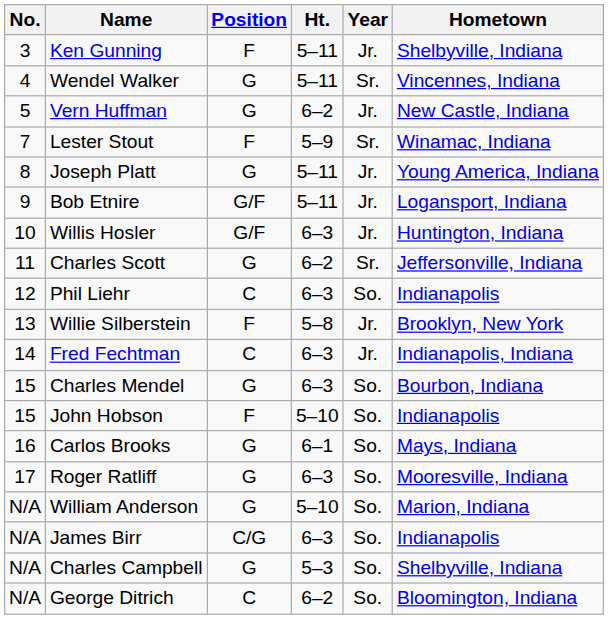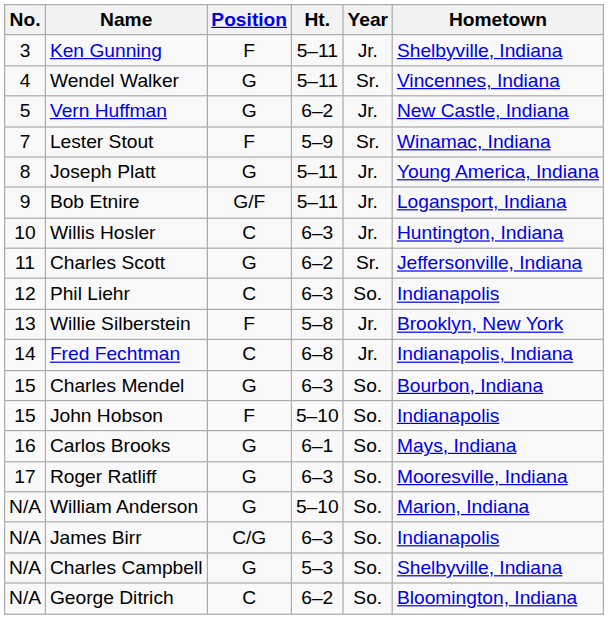(249, 232) G/F -> (249, 232) C
(317, 354) 6–3 -> (317, 354) 6–8
